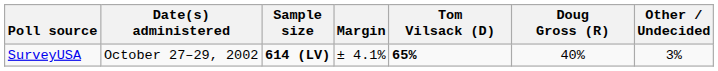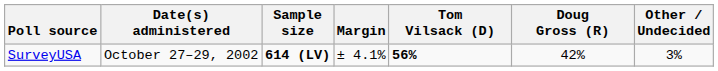(404, 55) 65% -> (404, 55) 56%
(573, 55) 40% -> (573, 55) 42%
